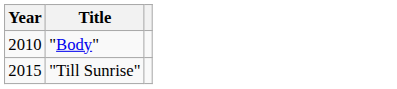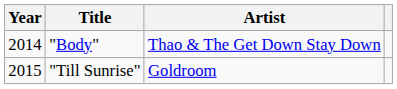+ column: (264, 17)
(25, 44) 2010 -> (25, 44) 2014
